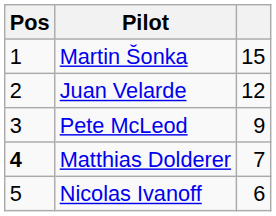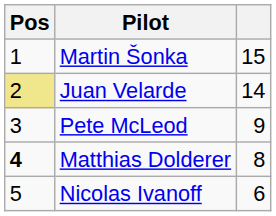(16, 91) no background -> (16, 91) khaki background
(253, 91) 12 -> (253, 91) 14
(259, 160) 7 -> (259, 160) 8
